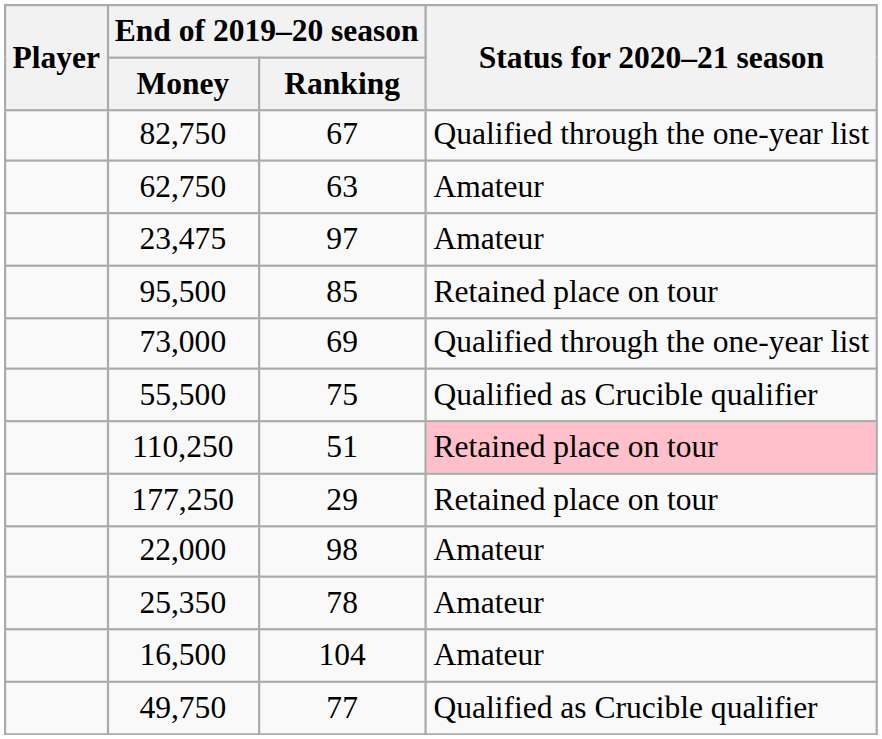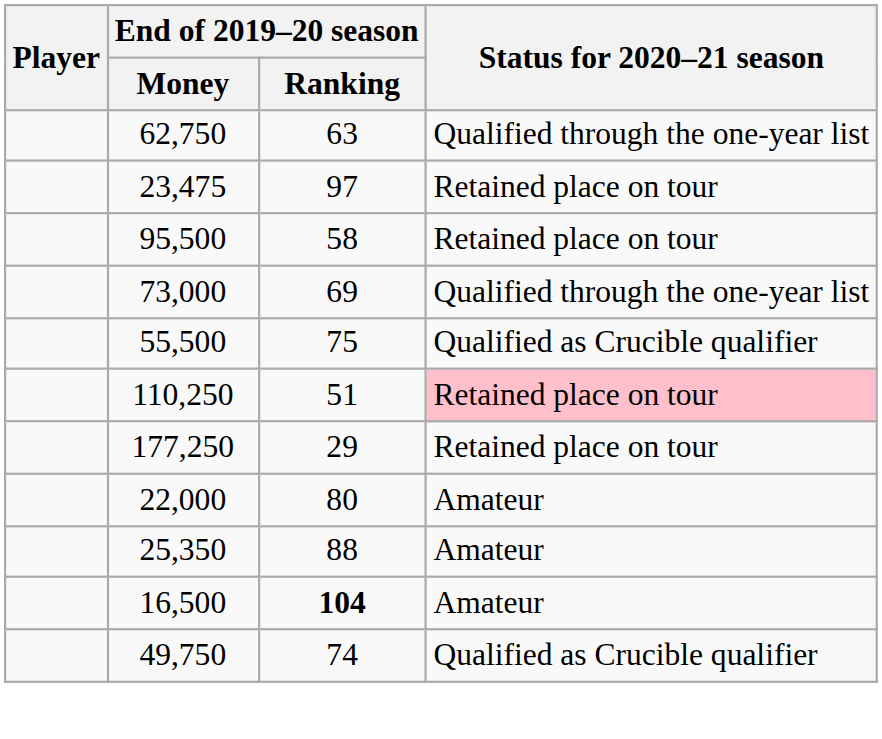- row: (183, 134)
(489, 186) Amateur -> (651, 134) Qualified through the one-year list
(489, 238) Amateur -> (576, 186) Retained place on tour
(342, 290) 85 -> (342, 238) 58
(342, 551) 98 -> (342, 499) 80
(342, 603) 78 -> (342, 551) 88
(342, 655) normal -> (342, 603) bold
(342, 707) 77 -> (342, 655) 74
